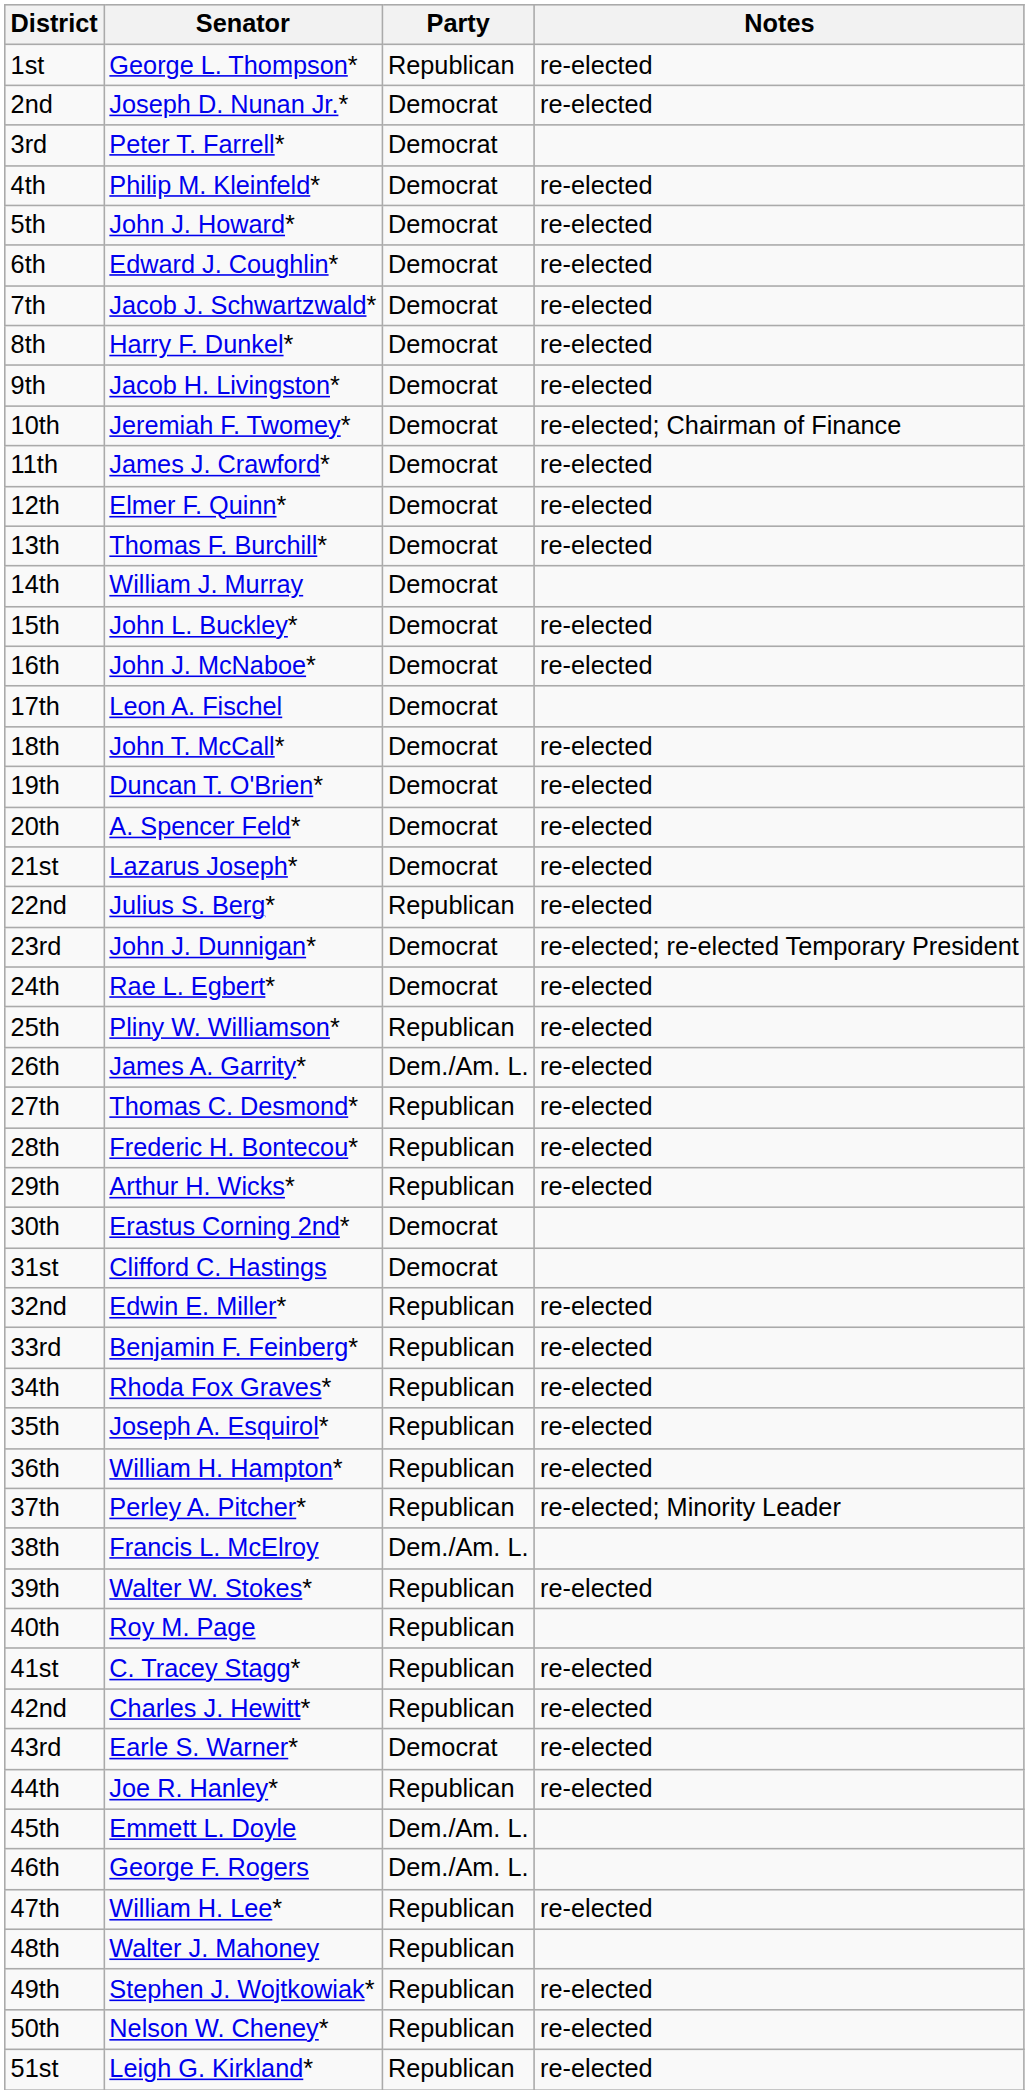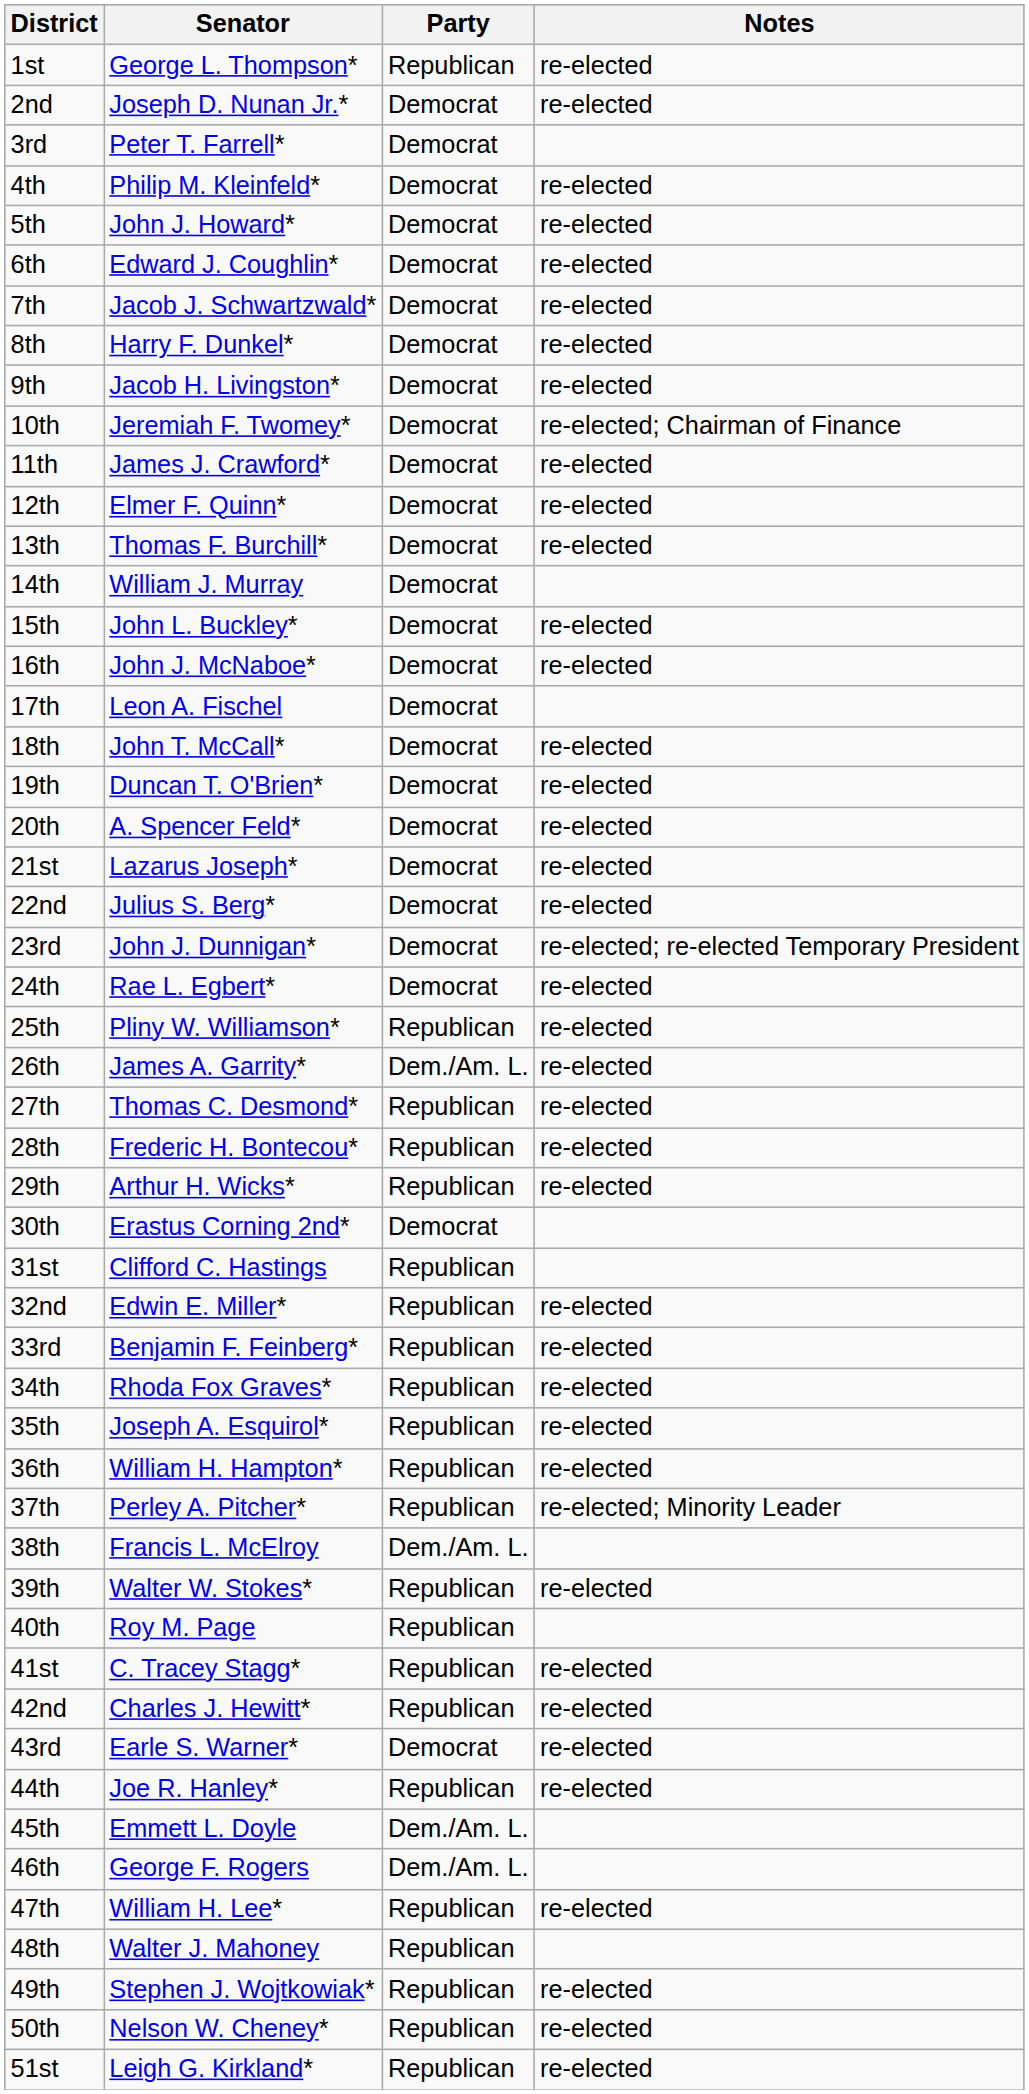(451, 906) Republican -> (443, 906) Democrat
(443, 1267) Democrat -> (451, 1267) Republican
